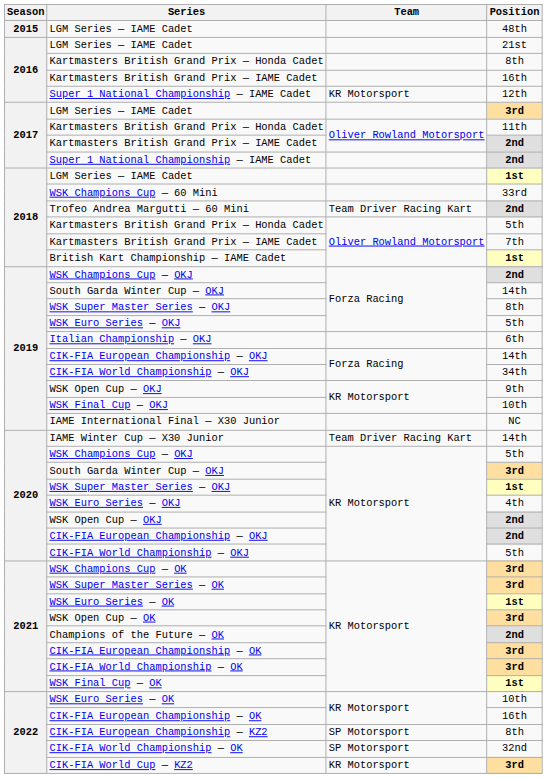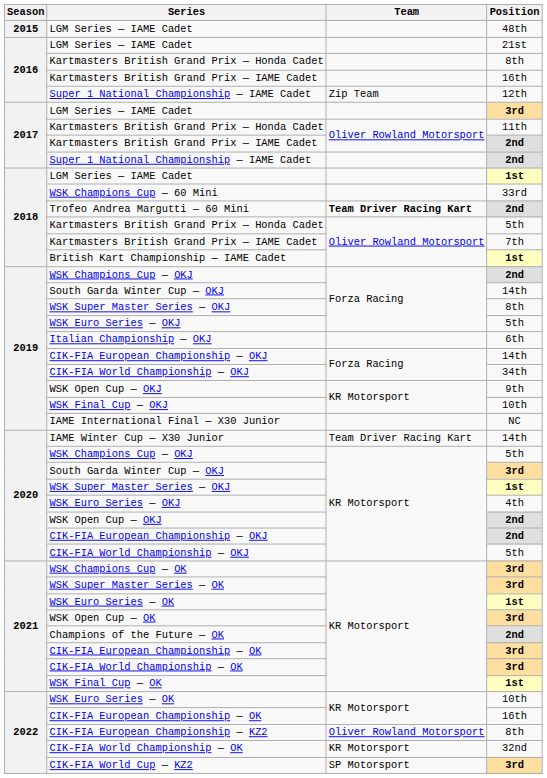(369, 95) KR Motorsport -> (354, 95) Zip Team
(400, 209) normal -> (400, 209) bold
(369, 733) SP Motorsport -> (407, 733) Oliver Rowland Motorsport
(369, 749) SP Motorsport -> (369, 749) KR Motorsport
(369, 765) KR Motorsport -> (369, 765) SP Motorsport
